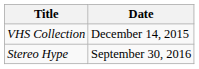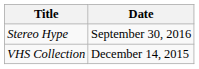rows swapped: (46, 34) <-> (38, 53)
